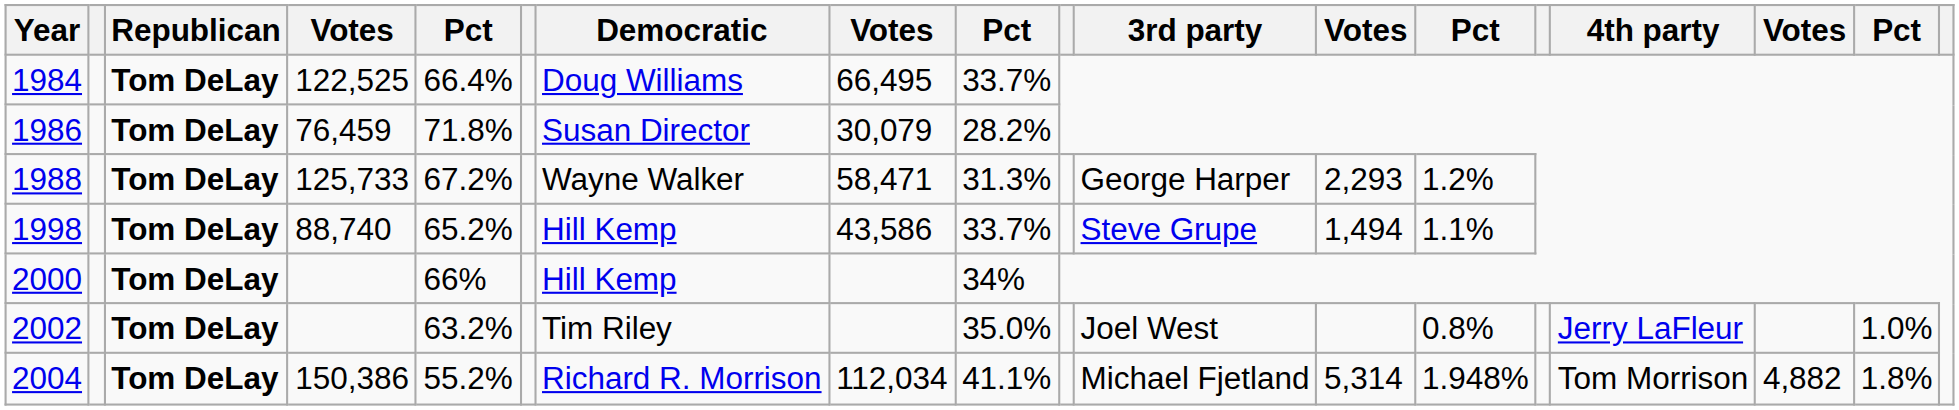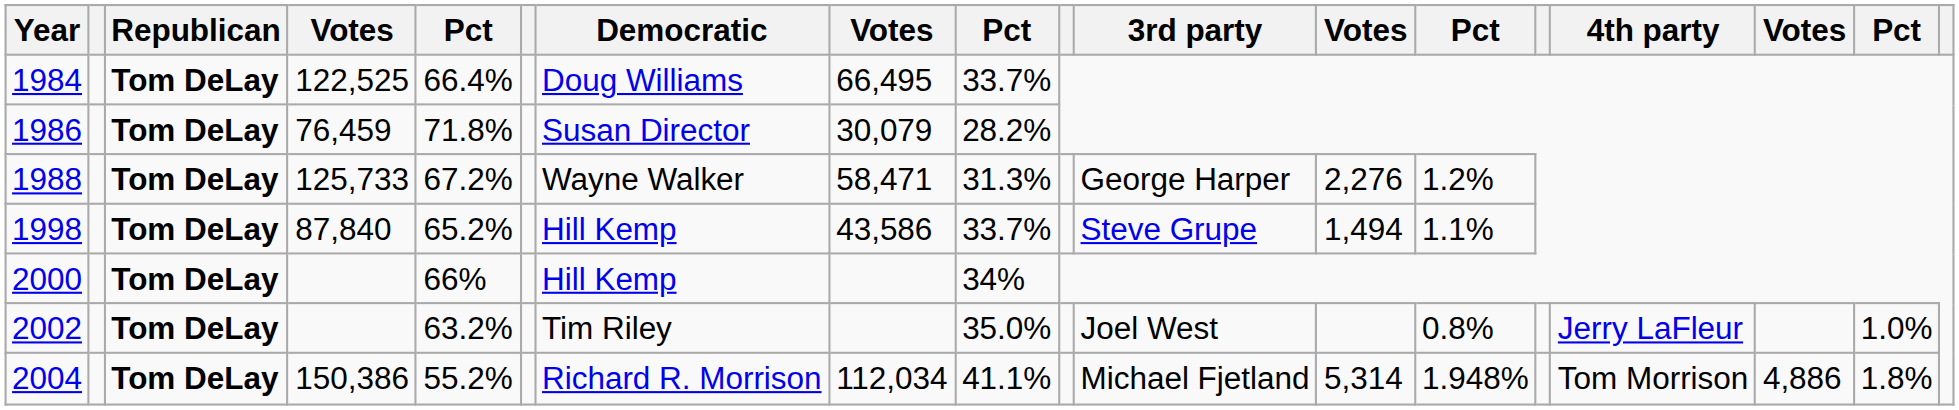(1363, 179) 2,293 -> (1363, 179) 2,276
(343, 229) 88,740 -> (343, 229) 87,840
(1802, 379) 4,882 -> (1802, 379) 4,886
